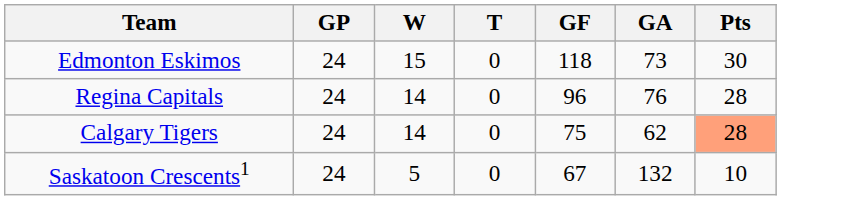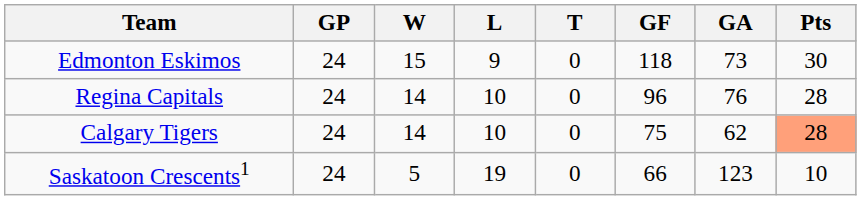+ column: (495, 22)
(575, 173) 67 -> (655, 173) 66
(655, 173) 132 -> (735, 173) 123
